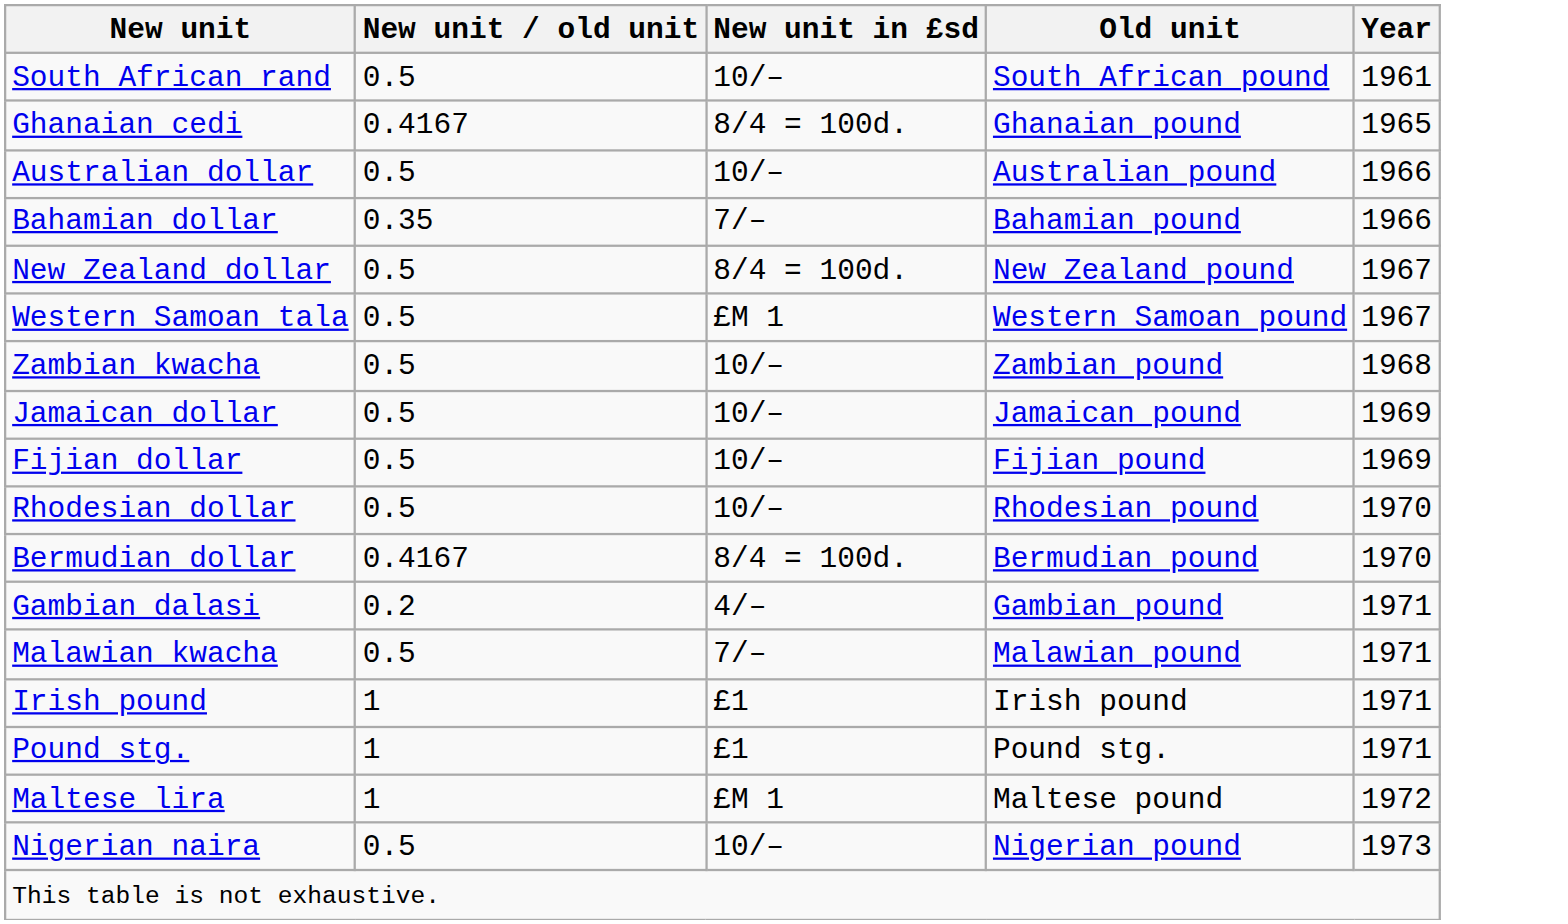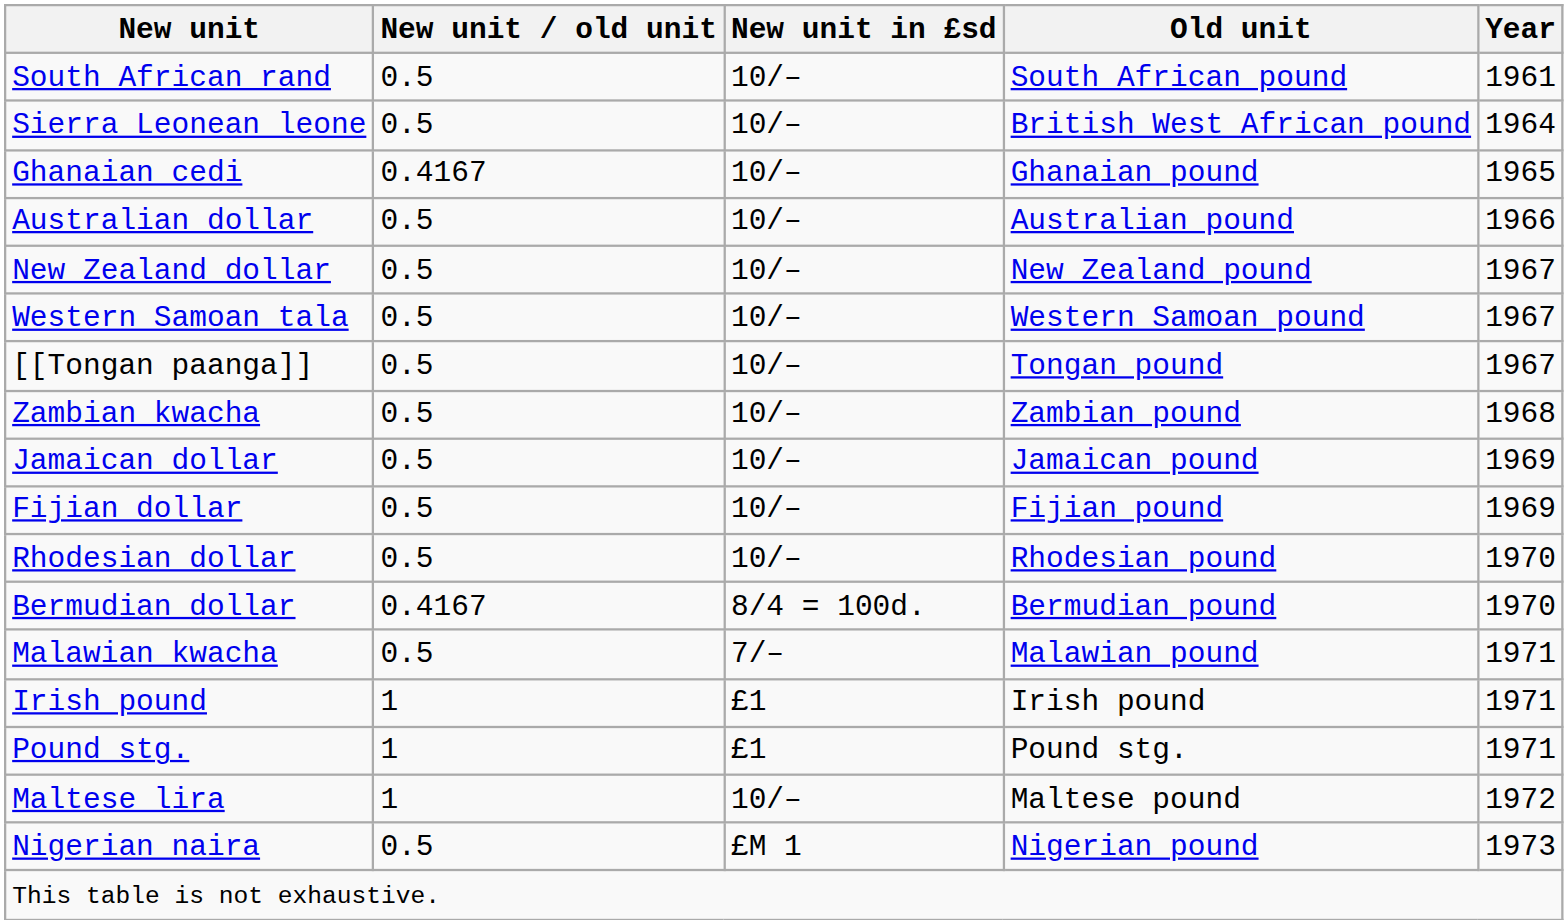+ row: (189, 125)
(811, 125) 8/4 = 100d. -> (766, 173) 10/–
- row: (145, 222)
(811, 270) 8/4 = 100d. -> (766, 270) 10/–
(749, 318) £M 1 -> (766, 318) 10/–
+ row: (163, 366)
- row: (136, 606)
(749, 799) £M 1 -> (766, 799) 10/–
(749, 847) 10/– -> (766, 847) £M 1
